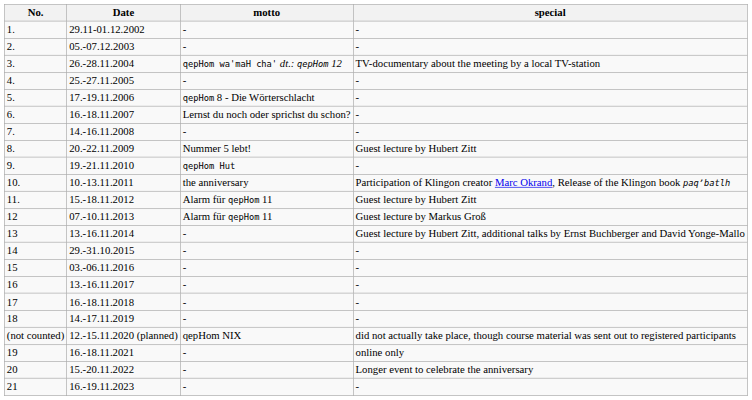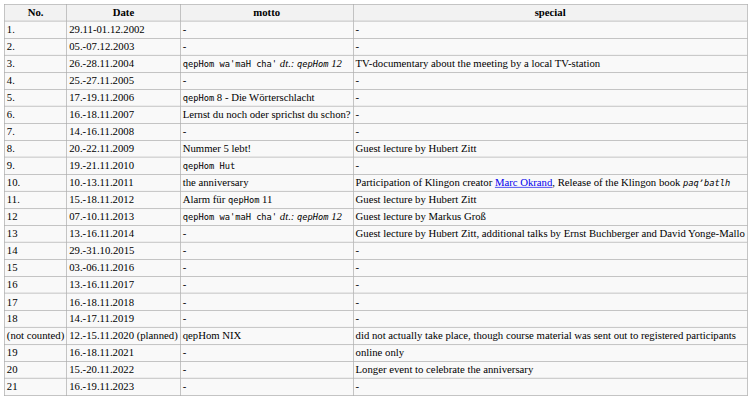(228, 217) Alarm für qepHom 11 -> (262, 217) qepHom wa'maH cha' dt.: qepHom 12
